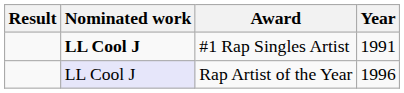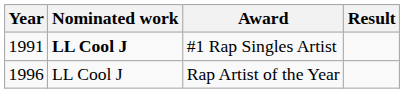columns swapped: (378, 18) <-> (33, 18)
(100, 74) lavender background -> (87, 74) no background
